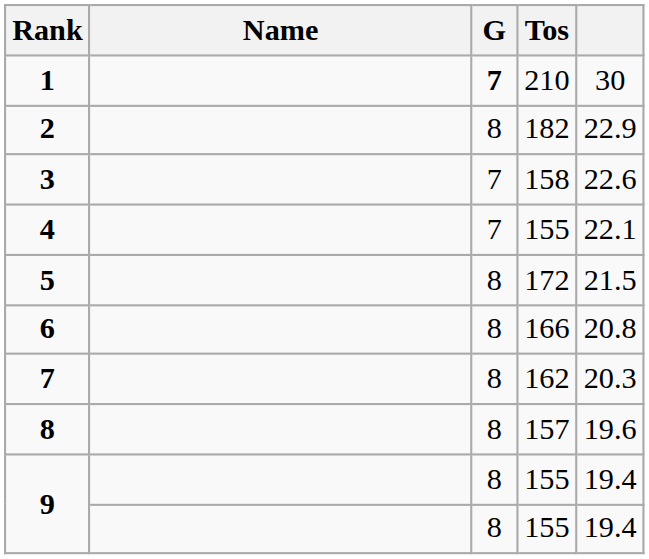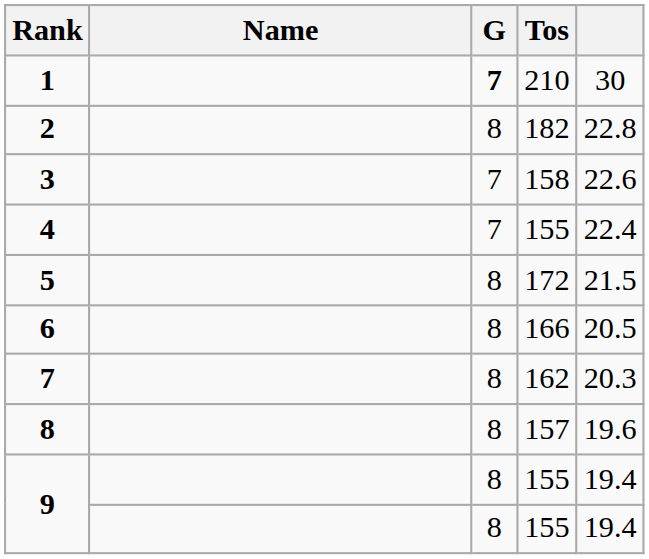(610, 129) 22.9 -> (610, 129) 22.8
(610, 229) 22.1 -> (610, 229) 22.4
(610, 329) 20.8 -> (610, 329) 20.5
